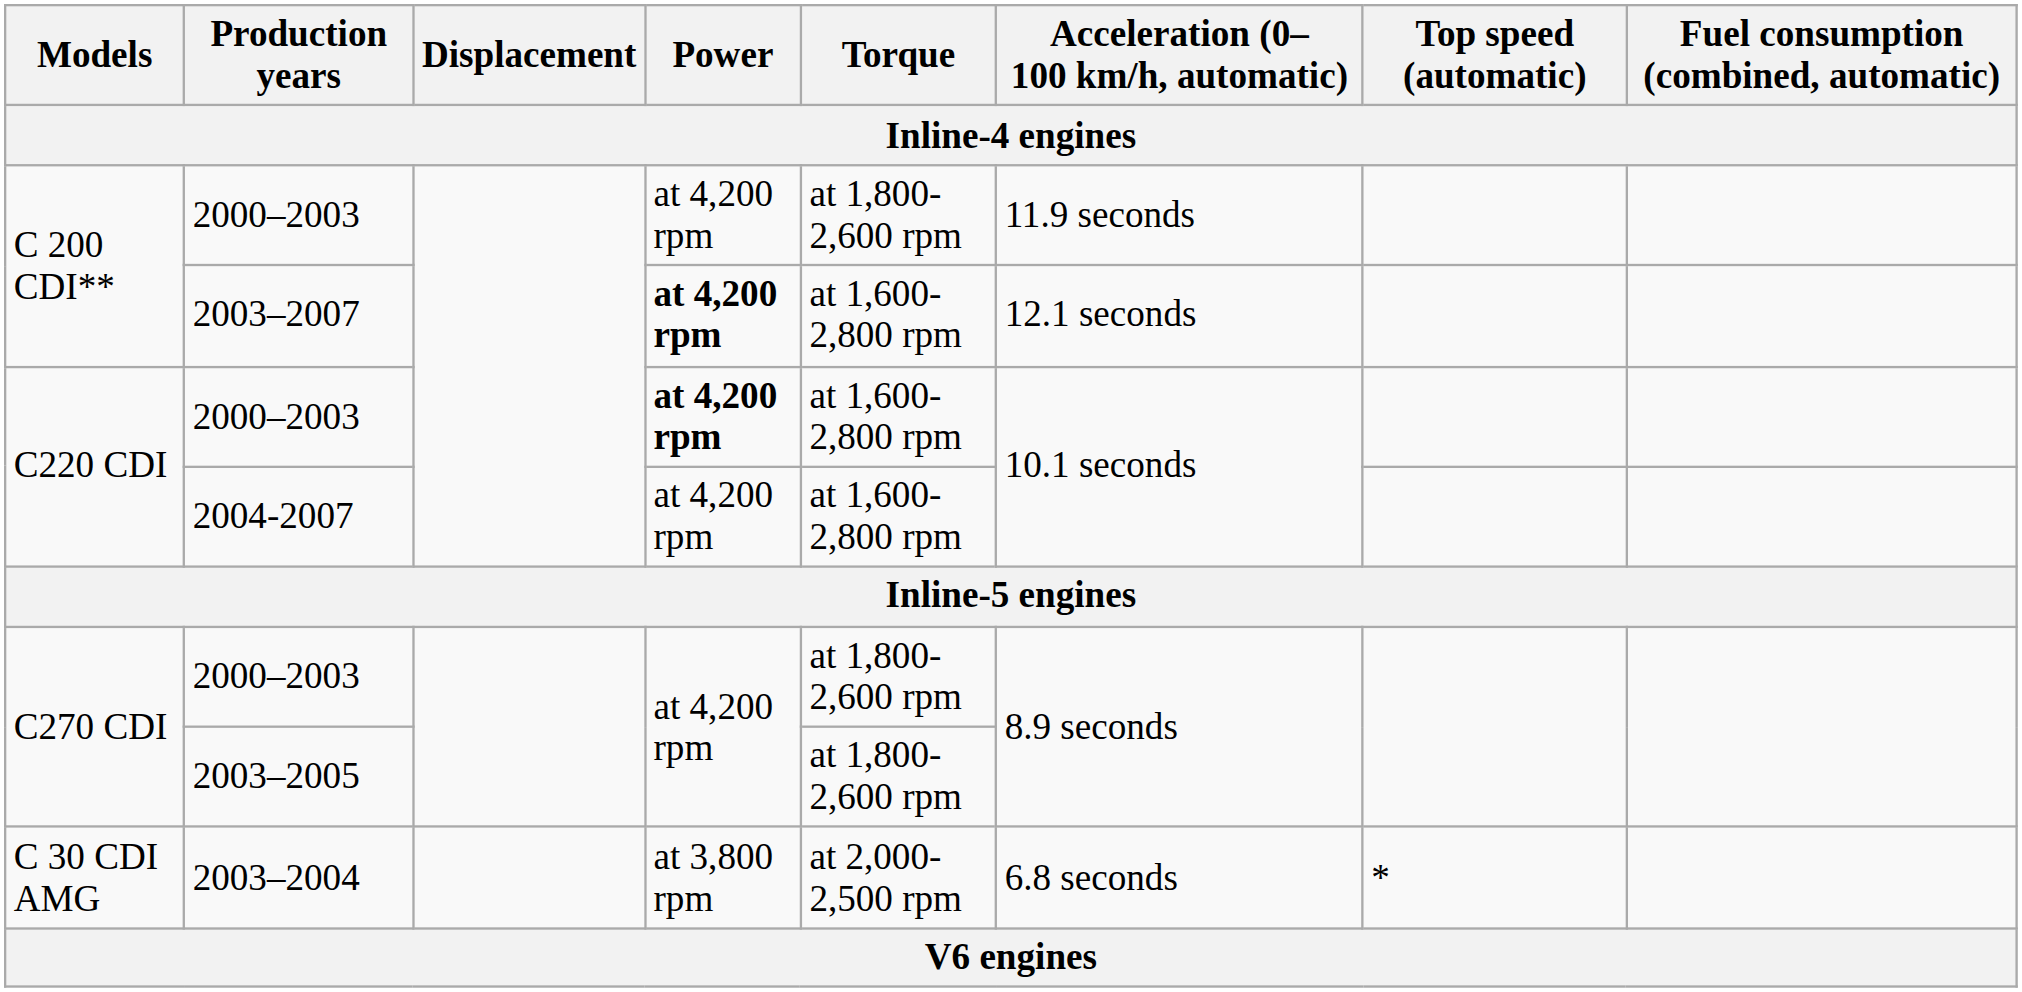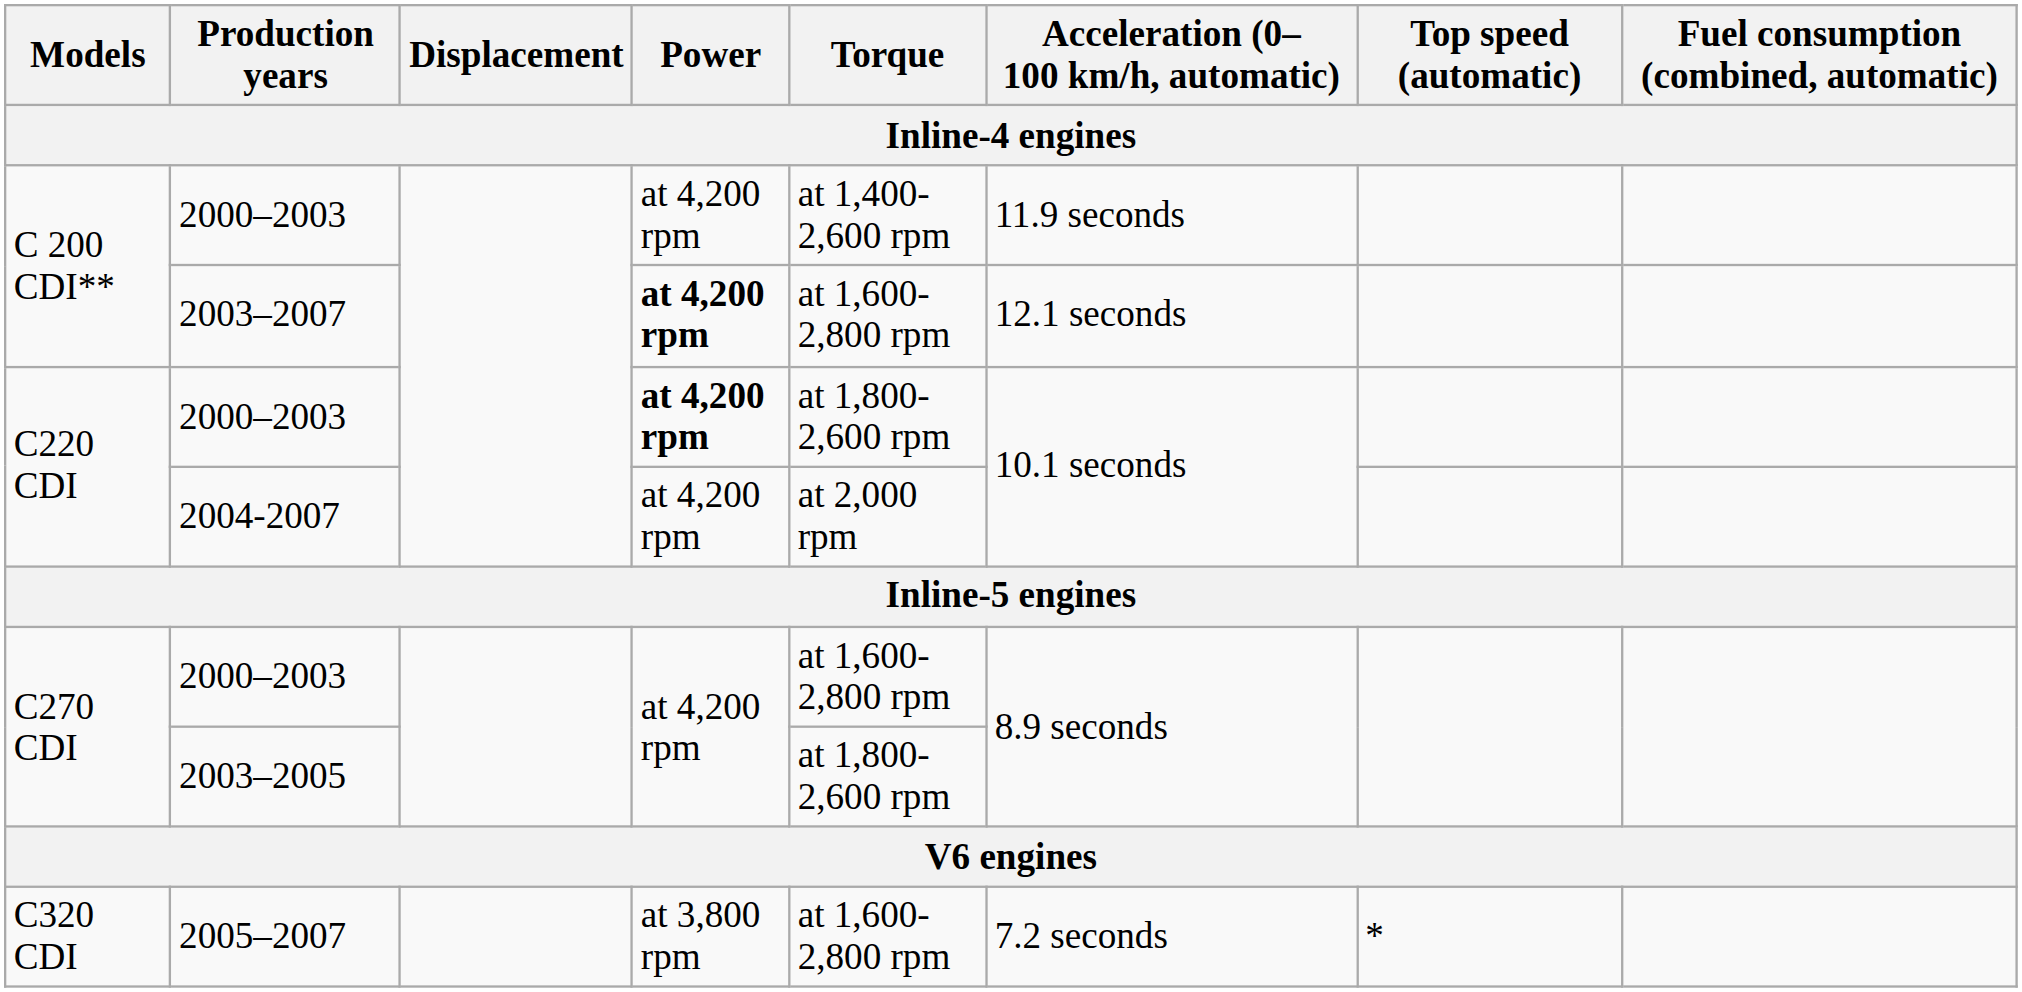(886, 214) at 1,800-2,600 rpm -> (874, 214) at 1,400-2,600 rpm
(886, 415) at 1,600-2,800 rpm -> (874, 415) at 1,800-2,600 rpm
(886, 516) at 1,600-2,800 rpm -> (857, 516) at 2,000 rpm
(886, 675) at 1,800-2,600 rpm -> (874, 675) at 1,600-2,800 rpm
- row: (86, 876)
+ row: (54, 935)
